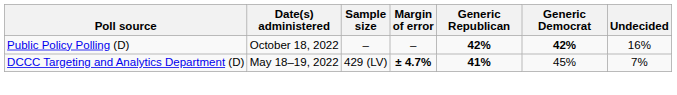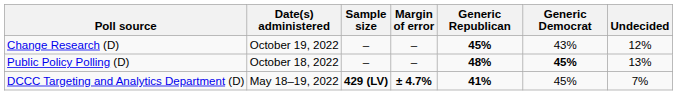+ row: (63, 45)
(479, 45) 42% -> (480, 63) 48%
(565, 45) 42% -> (565, 63) 45%
(639, 45) 16% -> (640, 63) 13%
(366, 63) normal -> (366, 81) bold
